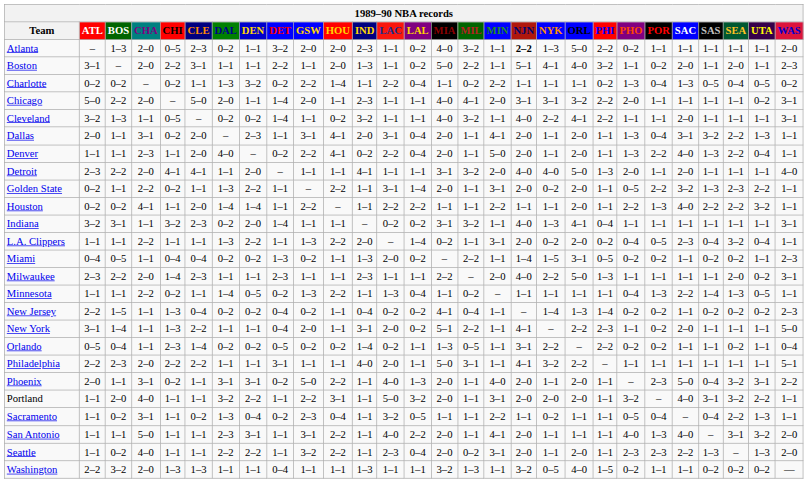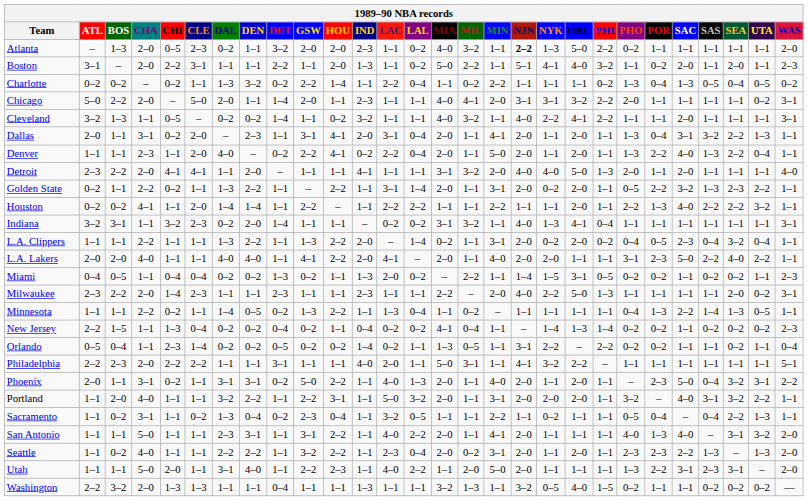+ row: (32, 259)
- row: (28, 329)
+ row: (17, 469)
